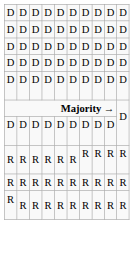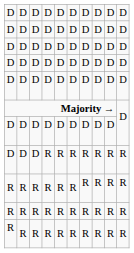+ row: (11, 153)
